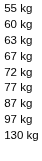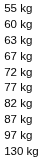+ row: (18, 103)
